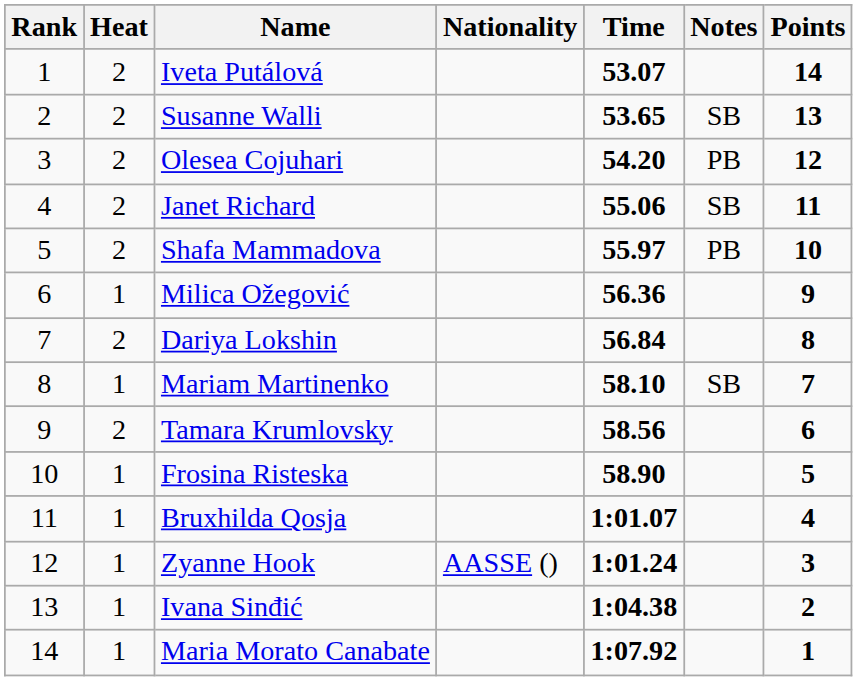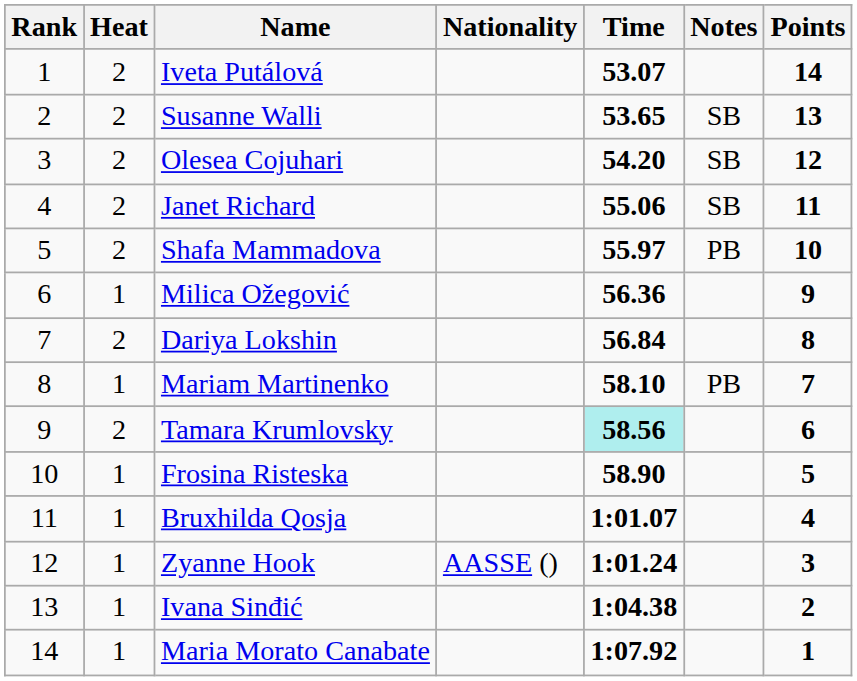(724, 160) PB -> (724, 160) SB
(724, 384) SB -> (724, 384) PB
(634, 428) no background -> (634, 428) paleturquoise background
